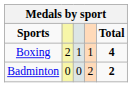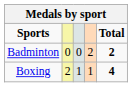rows swapped: (33, 52) <-> (33, 71)
